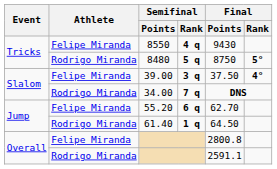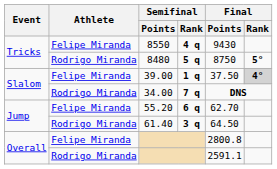(191, 76) 3 q -> (191, 76) 1 q
(258, 76) no background -> (258, 76) lightgrey background
(191, 124) 1 q -> (191, 124) 3 q
